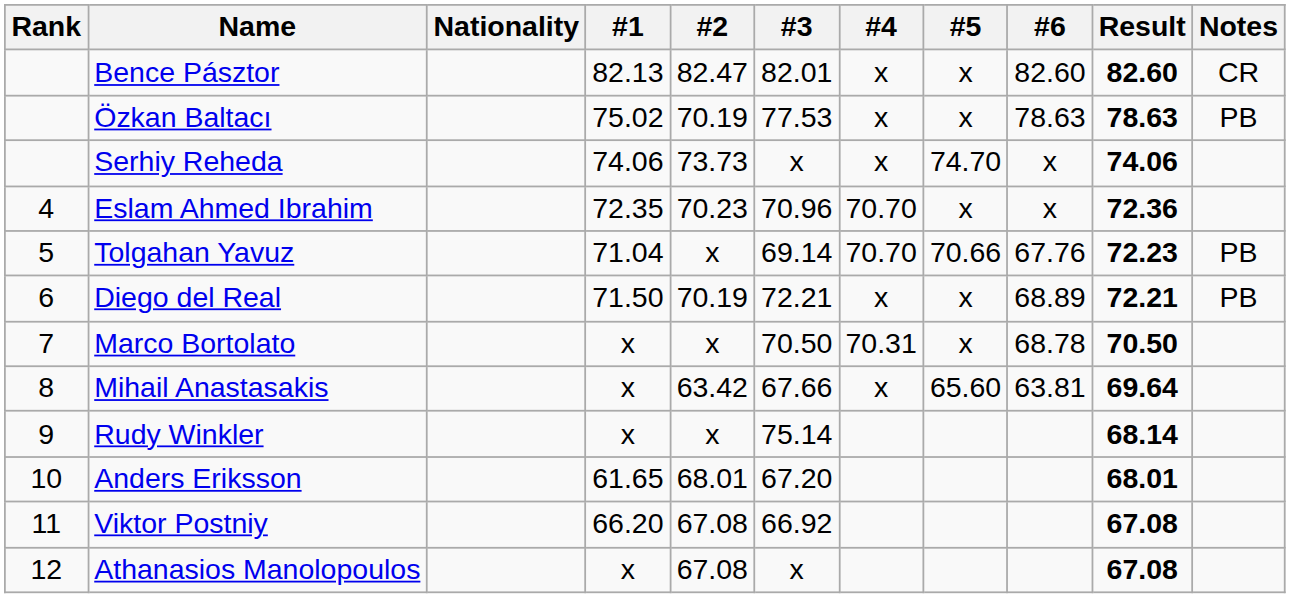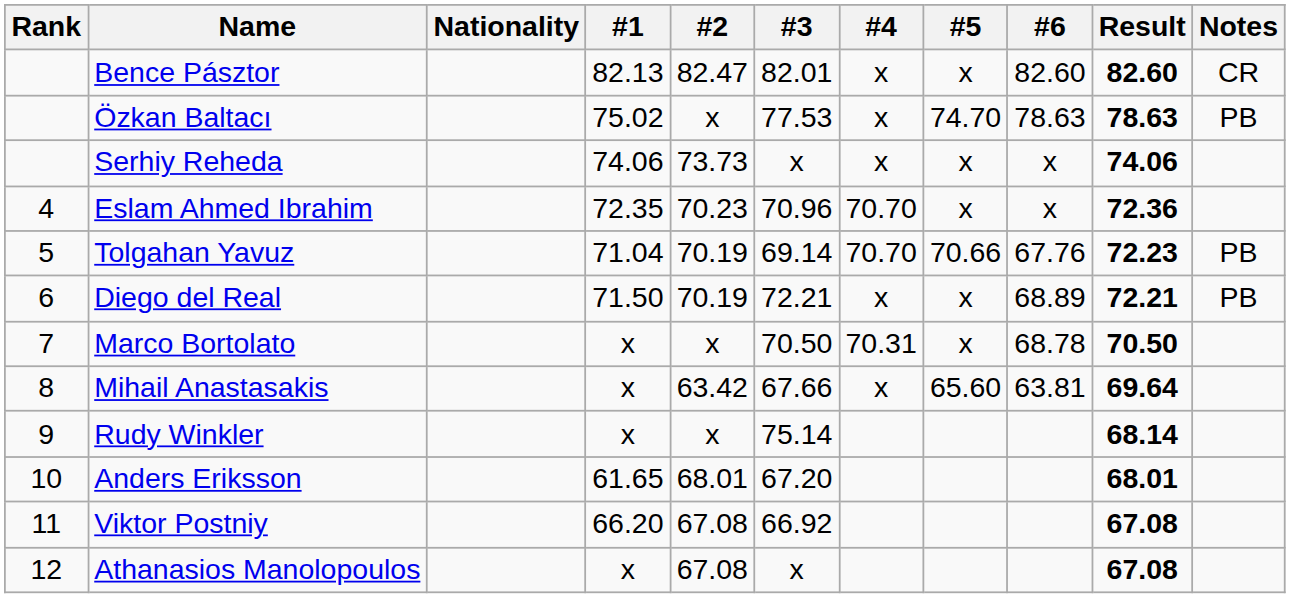(712, 117) 70.19 -> (712, 117) x
(966, 117) x -> (966, 117) 74.70
(966, 162) 74.70 -> (966, 162) x
(712, 252) x -> (712, 252) 70.19
